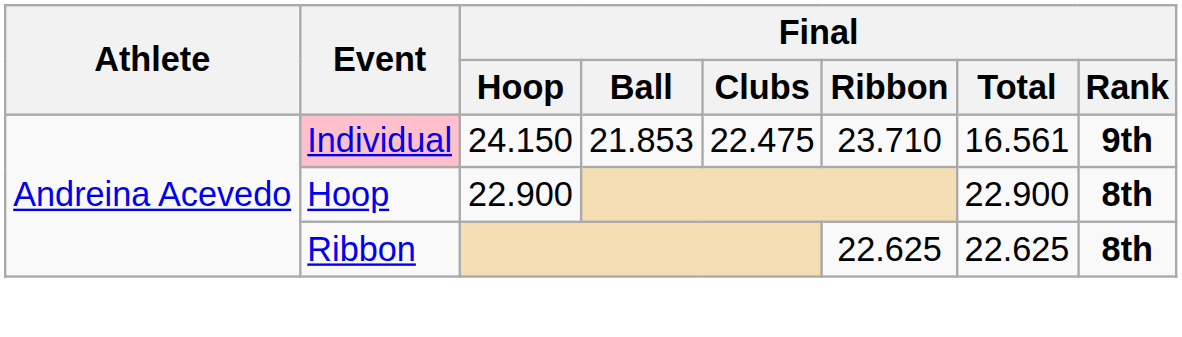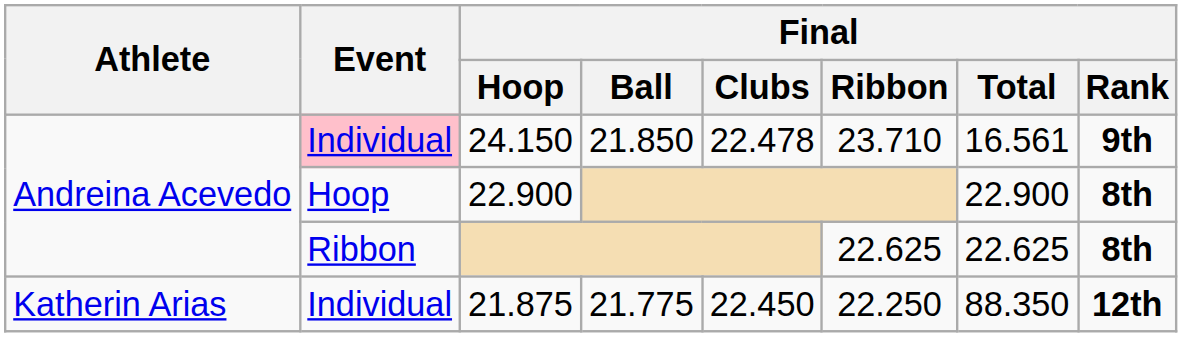(641, 141) 21.853 -> (641, 141) 21.850
(762, 141) 22.475 -> (762, 141) 22.478
+ row: (520, 303)
